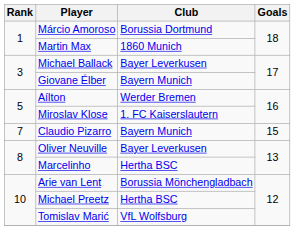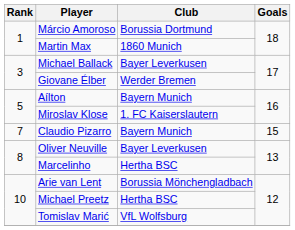(156, 81) Bayern Munich -> (158, 81) Werder Bremen
(158, 98) Werder Bremen -> (156, 98) Bayern Munich
